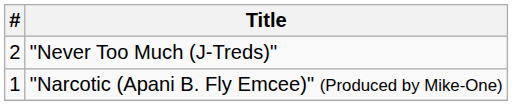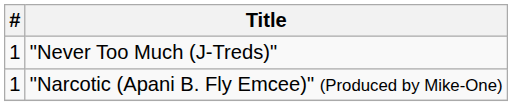(15, 52) 2 -> (15, 52) 1
